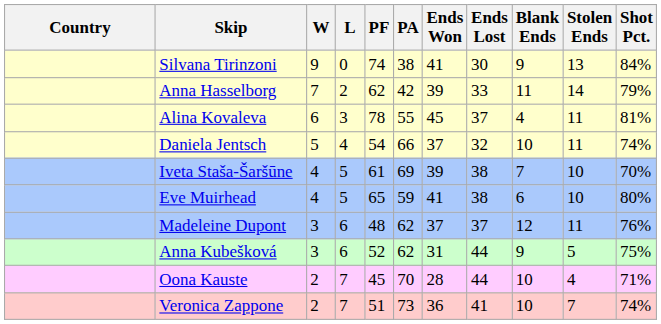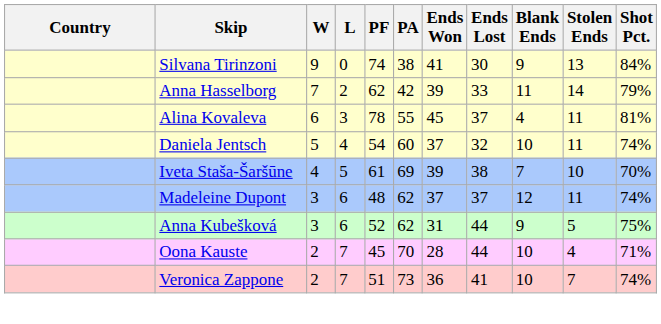(406, 144) 66 -> (406, 144) 60
- row: (208, 198)
(635, 225) 76% -> (635, 198) 74%
